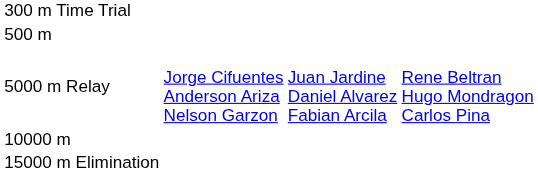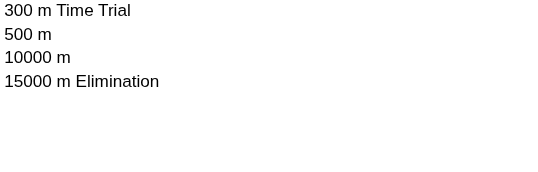- row: (57, 86)
